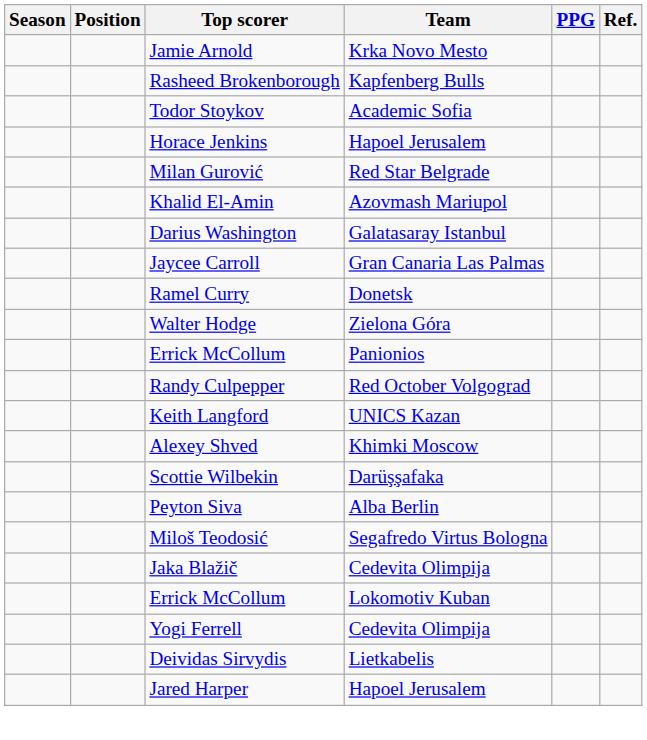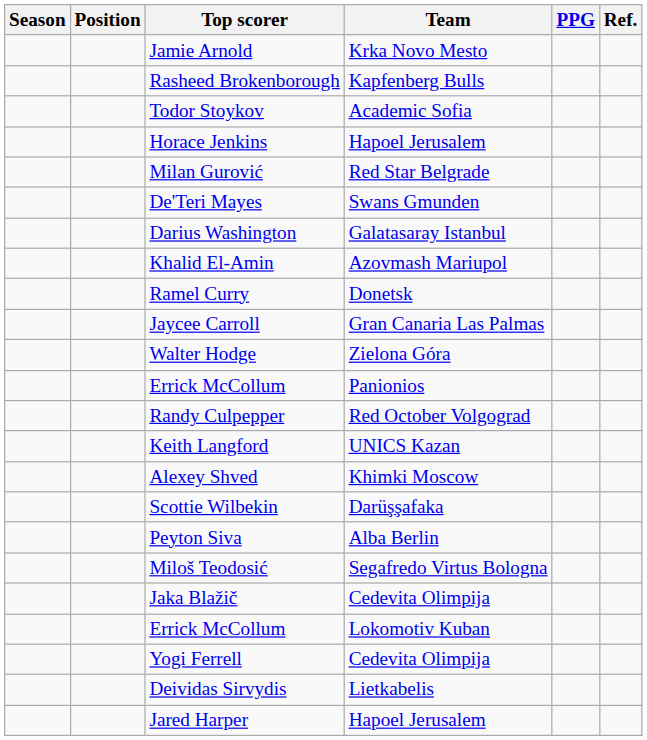+ row: (206, 202)
rows swapped: (212, 202) <-> (223, 232)
rows swapped: (205, 263) <-> (199, 293)
